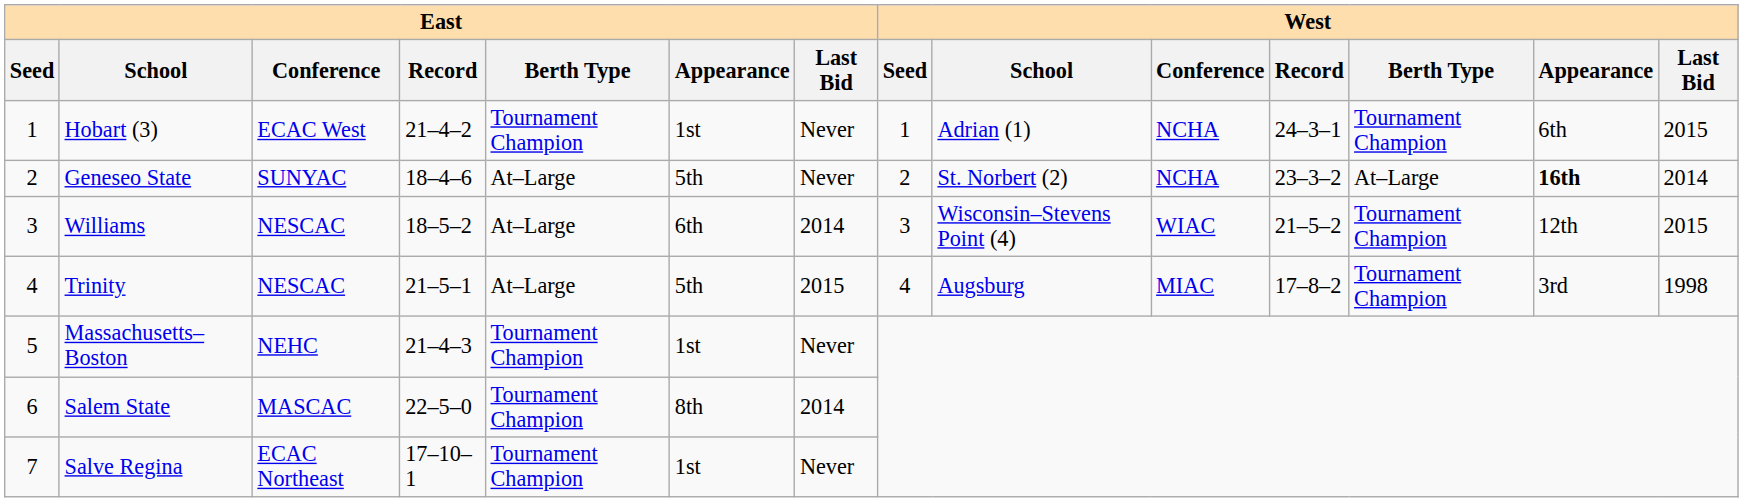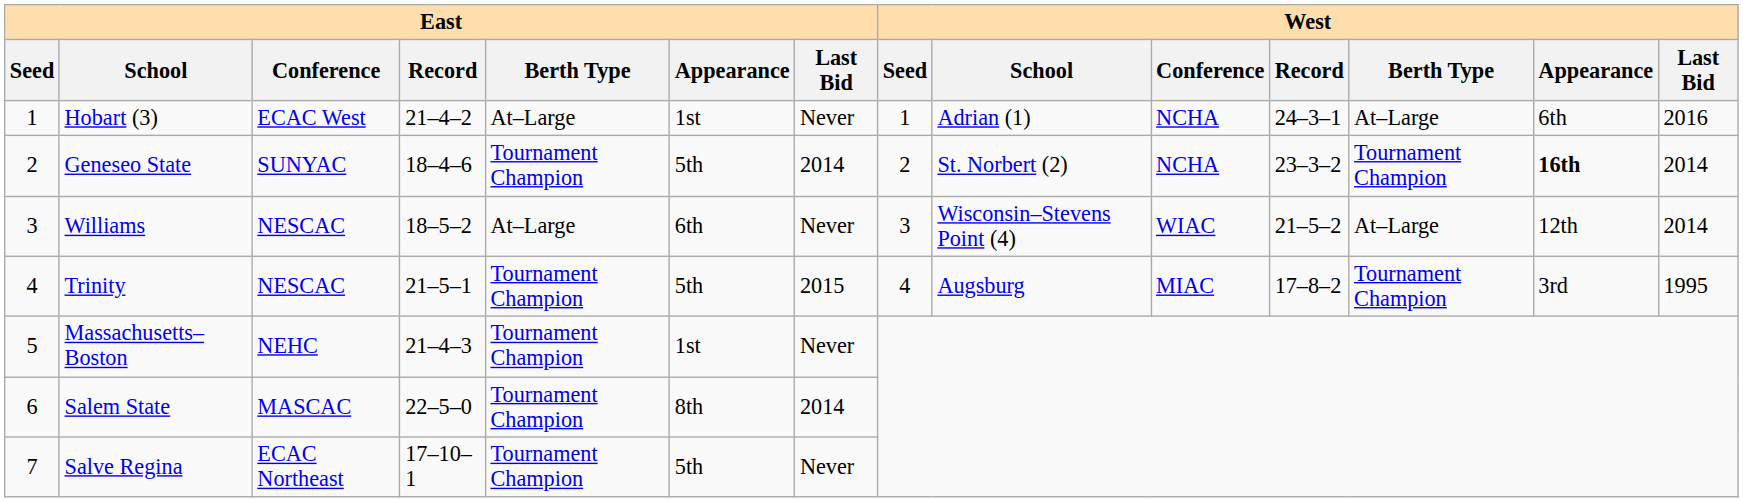(544, 130) Tournament Champion -> (533, 117) At–Large
(1408, 130) Tournament Champion -> (1396, 117) At–Large
(1686, 130) 2015 -> (1686, 117) 2016
(533, 177) At–Large -> (544, 165) Tournament Champion
(827, 177) Never -> (822, 165) 2014
(1396, 177) At–Large -> (1408, 165) Tournament Champion
(822, 225) 2014 -> (827, 225) Never
(1408, 225) Tournament Champion -> (1396, 225) At–Large
(1686, 225) 2015 -> (1686, 225) 2014
(533, 286) At–Large -> (544, 286) Tournament Champion
(1686, 286) 1998 -> (1686, 286) 1995
(688, 466) 1st -> (689, 466) 5th
